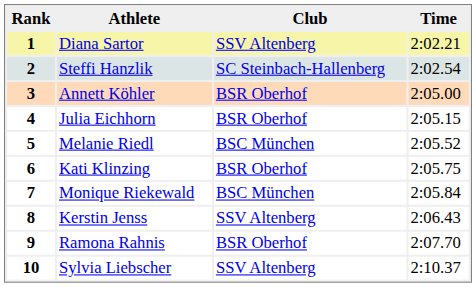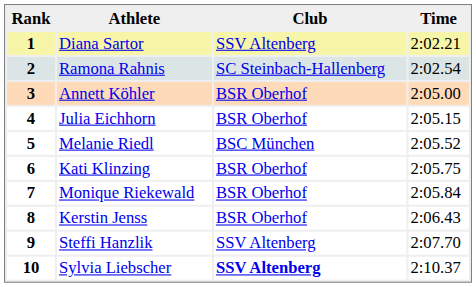(106, 68) Steffi Hanzlik -> (112, 68) Ramona Rahnis
(265, 193) BSC München -> (261, 193) BSR Oberhof
(266, 218) SSV Altenberg -> (261, 218) BSR Oberhof
(112, 243) Ramona Rahnis -> (106, 243) Steffi Hanzlik
(261, 243) BSR Oberhof -> (266, 243) SSV Altenberg
(266, 268) normal -> (268, 268) bold
